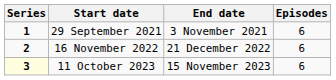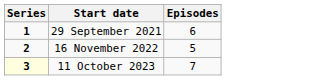- column: (219, 13)
(302, 48) 6 -> (193, 48) 5
(302, 66) 6 -> (193, 66) 7
